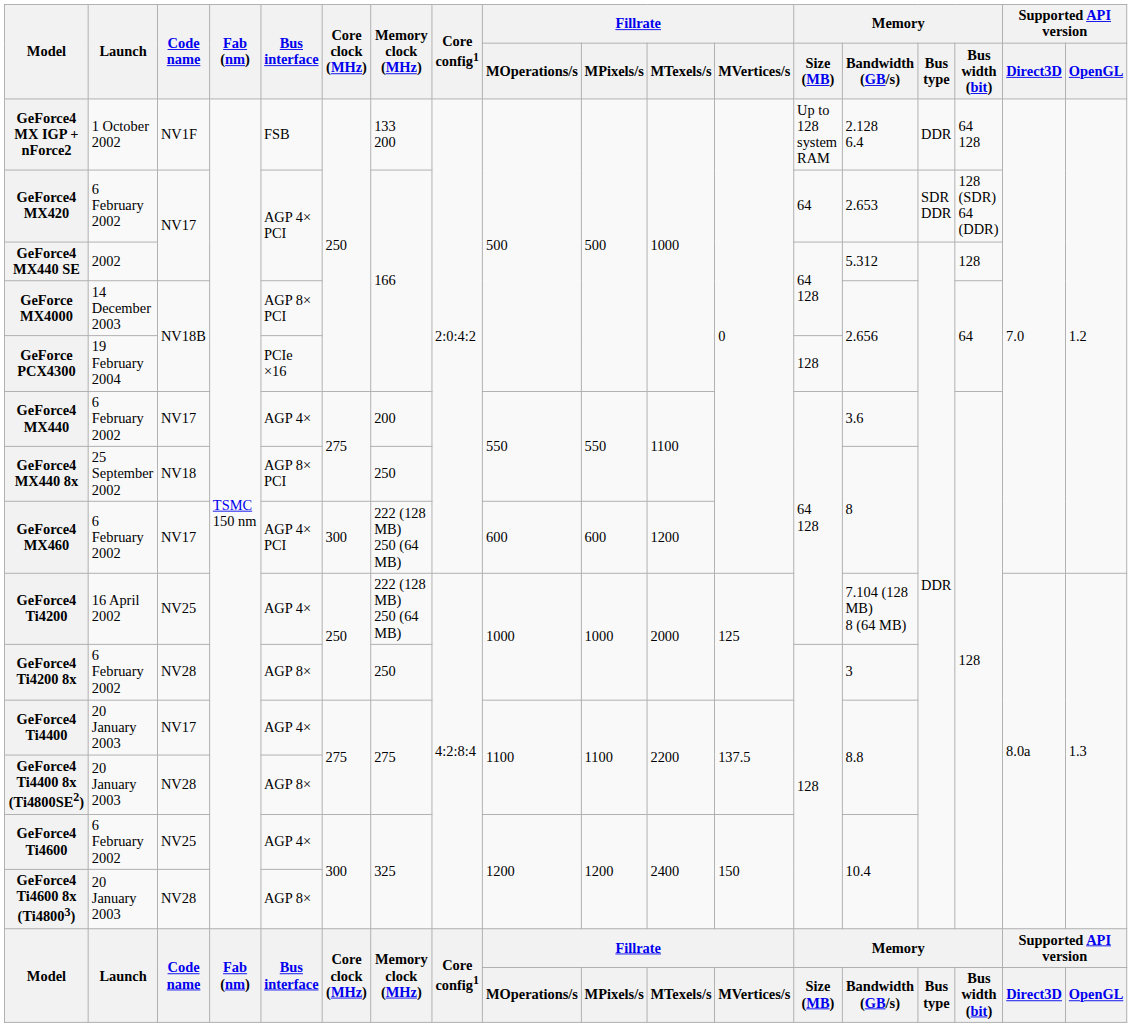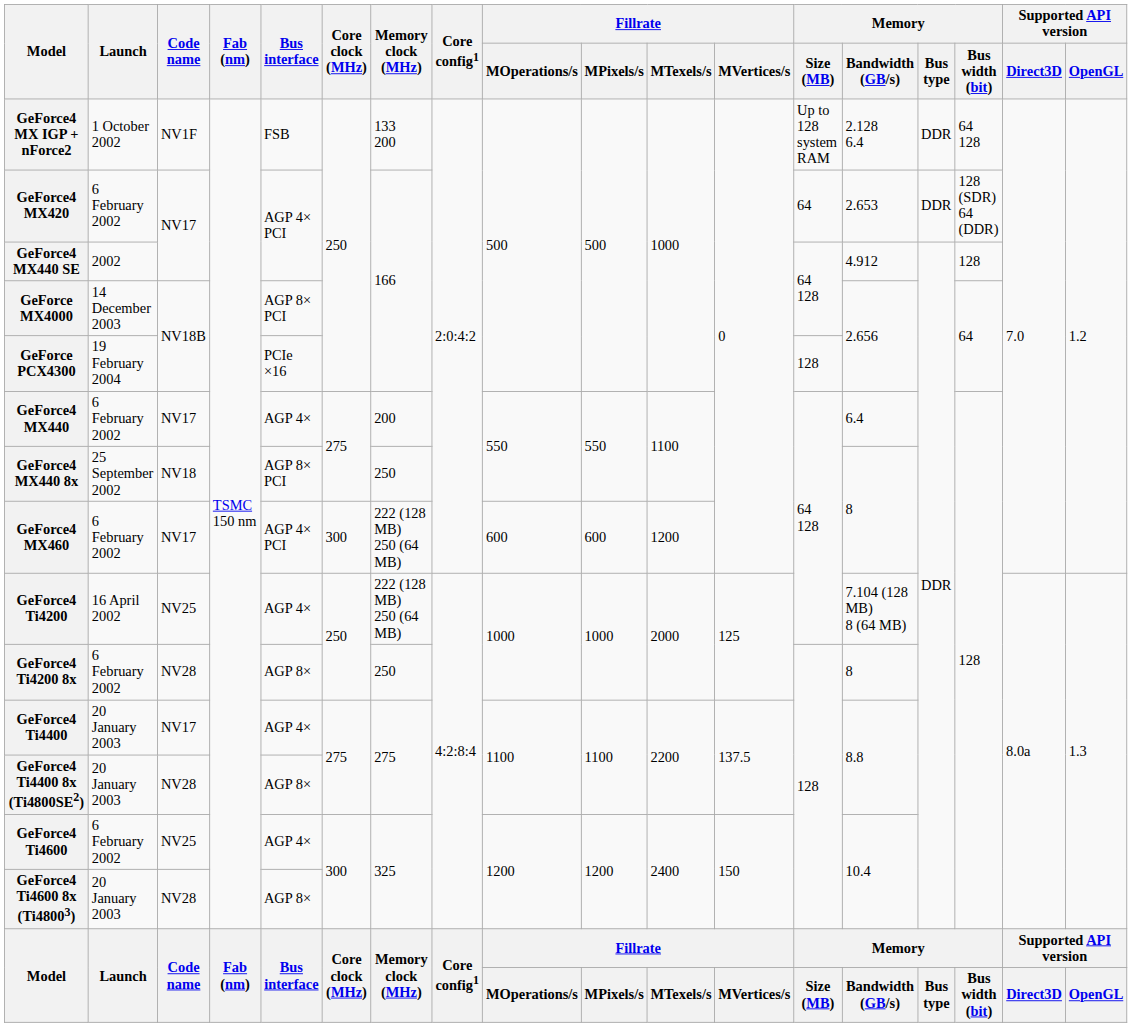(936, 205) SDR DDR -> (936, 205) DDR
(862, 261) 5.312 -> (862, 261) 4.912
(855, 418) 3.6 -> (855, 418) 6.4
(849, 672) 3 -> (849, 672) 8
